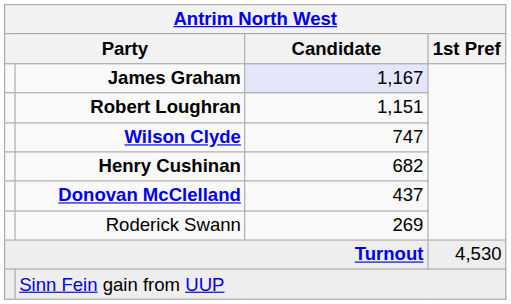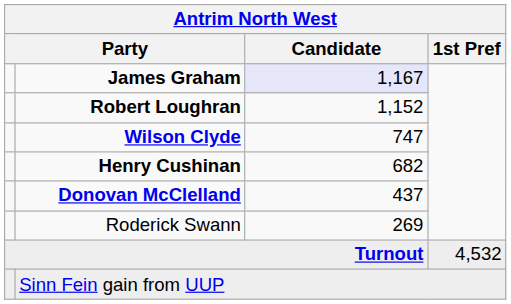(400, 107) 1,151 -> (400, 107) 1,152
(478, 254) 4,530 -> (478, 254) 4,532
